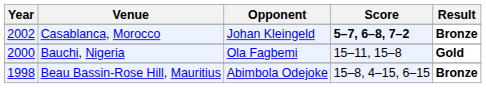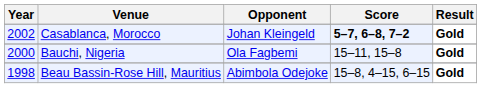(457, 34) Bronze -> (450, 34) Gold
(457, 73) Bronze -> (450, 73) Gold
